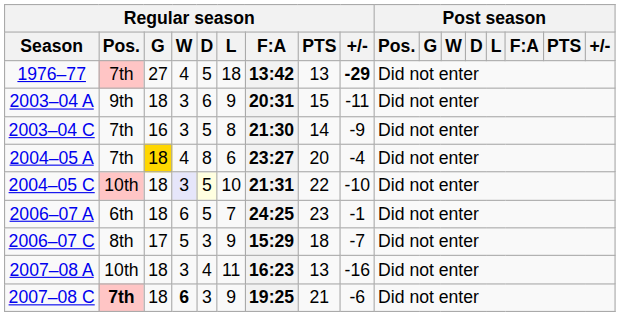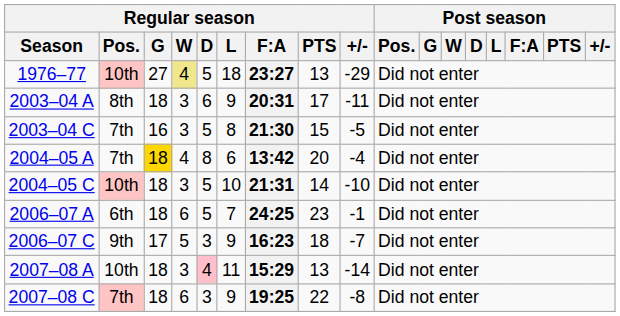(121, 74) 7th -> (121, 74) 10th
(184, 74) no background -> (184, 74) khaki background
(272, 74) 13:42 -> (272, 74) 23:27
(357, 74) bold -> (357, 74) normal
(121, 102) 9th -> (121, 102) 8th
(319, 102) 15 -> (319, 102) 17
(319, 130) 14 -> (319, 130) 15
(357, 130) -9 -> (357, 130) -5
(272, 158) 23:27 -> (272, 158) 13:42
(184, 185) lavender background -> (184, 185) no background
(207, 185) lightyellow background -> (207, 185) no background
(319, 185) 22 -> (319, 185) 14
(121, 241) 8th -> (121, 241) 9th
(272, 241) 15:29 -> (272, 241) 16:23
(207, 269) no background -> (207, 269) pink background
(272, 269) 16:23 -> (272, 269) 15:29
(357, 269) -16 -> (357, 269) -14
(121, 297) bold -> (121, 297) normal
(184, 297) bold -> (184, 297) normal
(319, 297) 21 -> (319, 297) 22
(357, 297) -6 -> (357, 297) -8
